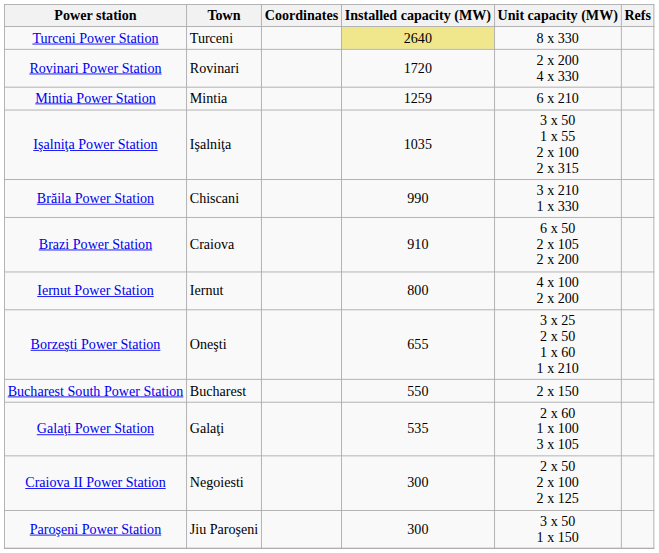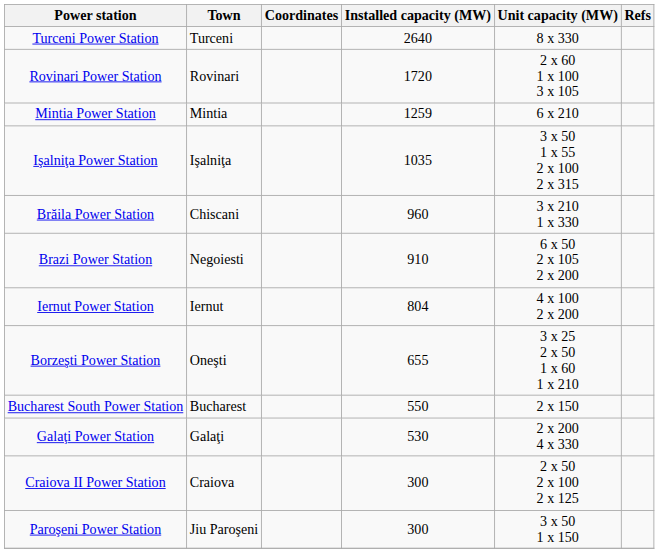(418, 37) khaki background -> (418, 37) no background
(558, 68) 2 x 200 4 x 330 -> (558, 76) 2 x 60 1 x 100 3 x 105
(418, 198) 990 -> (418, 214) 960
(212, 244) Craiova -> (217, 260) Negoiesti
(418, 290) 800 -> (418, 306) 804
(418, 429) 535 -> (418, 436) 530
(558, 429) 2 x 60 1 x 100 3 x 105 -> (558, 436) 2 x 200 4 x 330
(217, 483) Negoiesti -> (212, 483) Craiova
